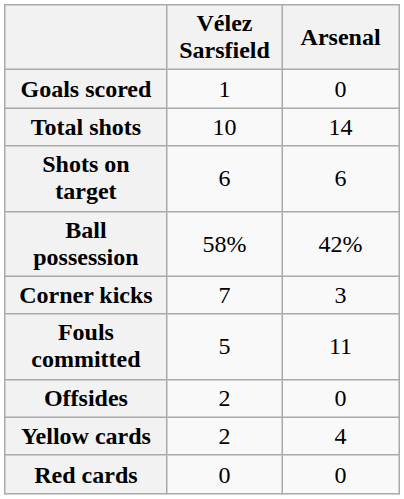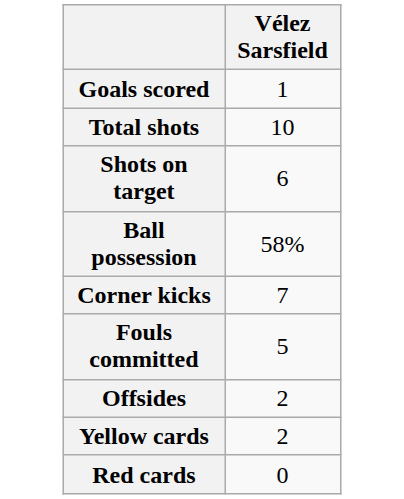- column: (341, 37)
